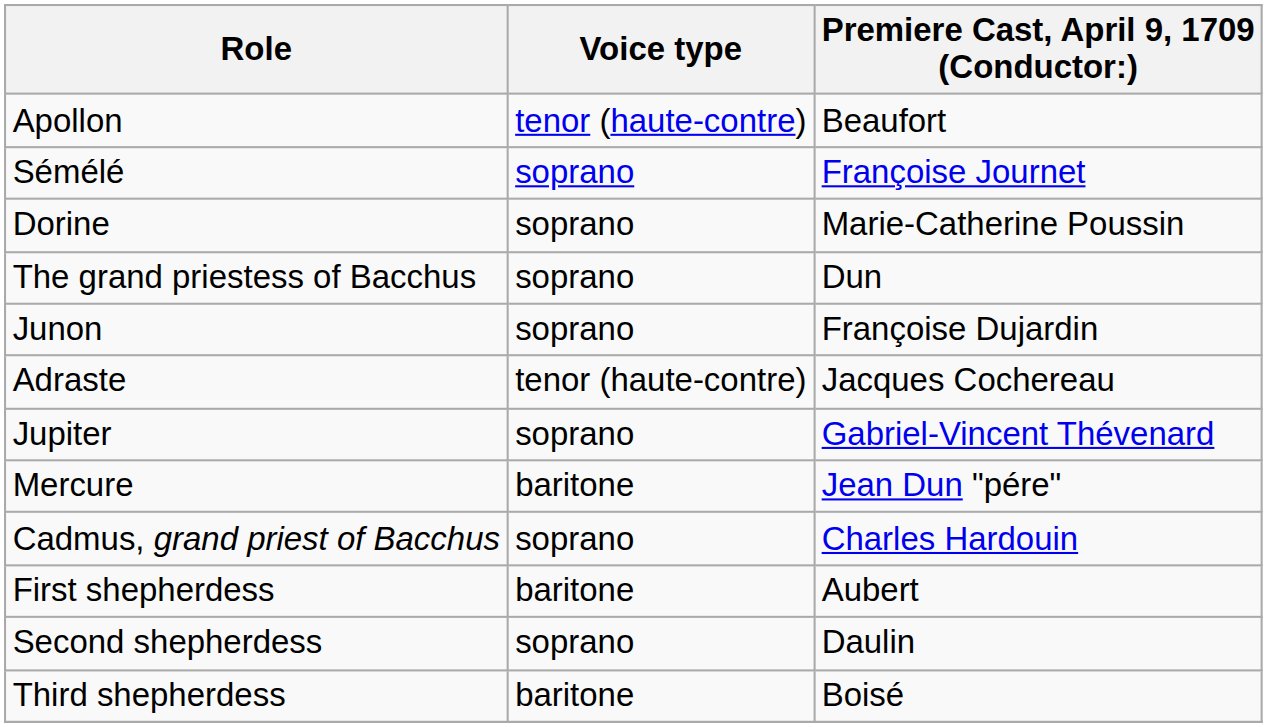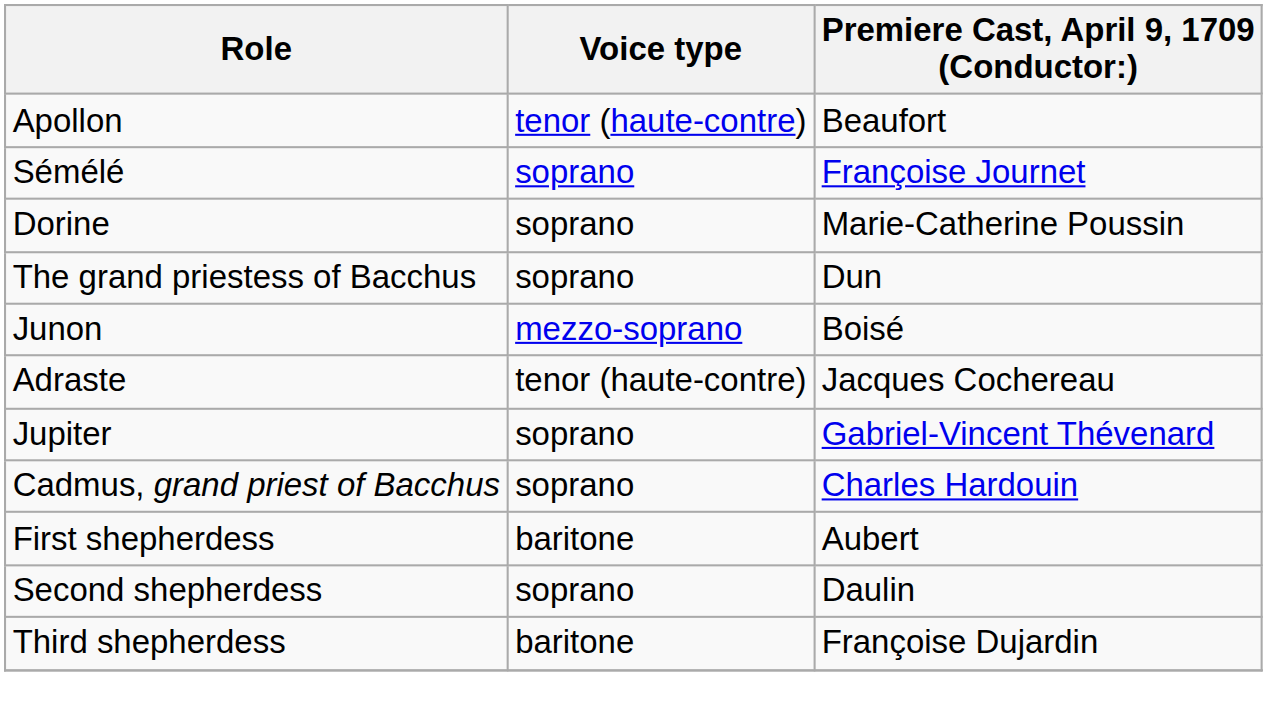(575, 329) soprano -> (629, 329) mezzo-soprano
(960, 329) Françoise Dujardin -> (863, 329) Boisé
- row: (73, 485)
(863, 694) Boisé -> (960, 642) Françoise Dujardin
